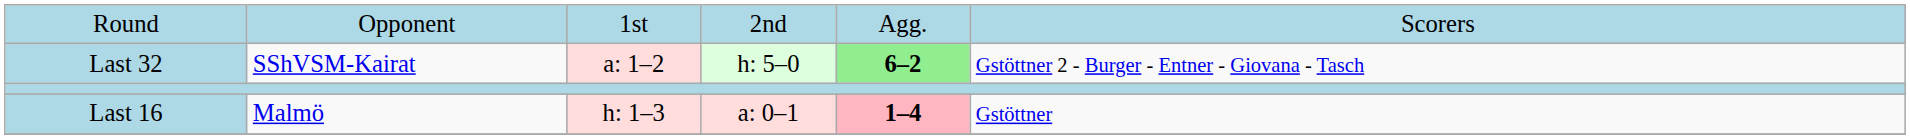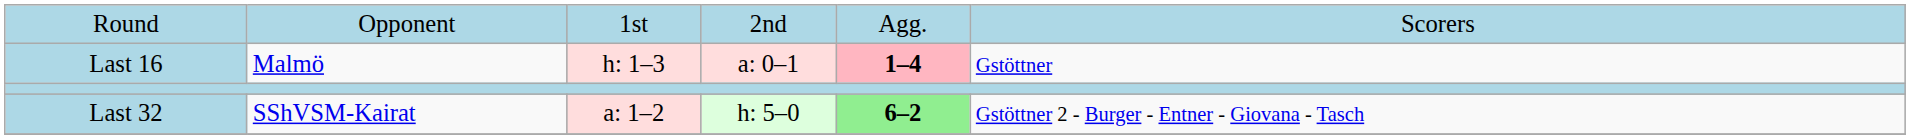rows swapped: (126, 63) <-> (126, 113)
